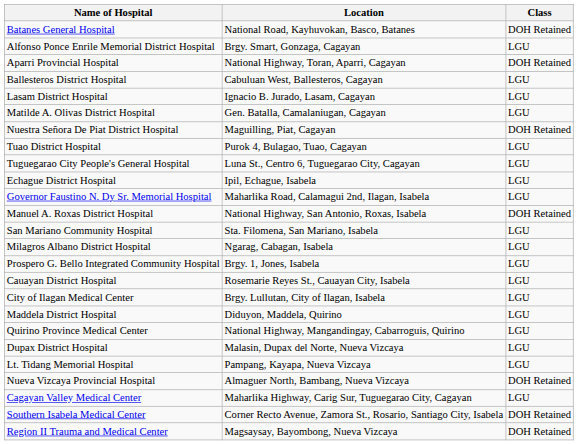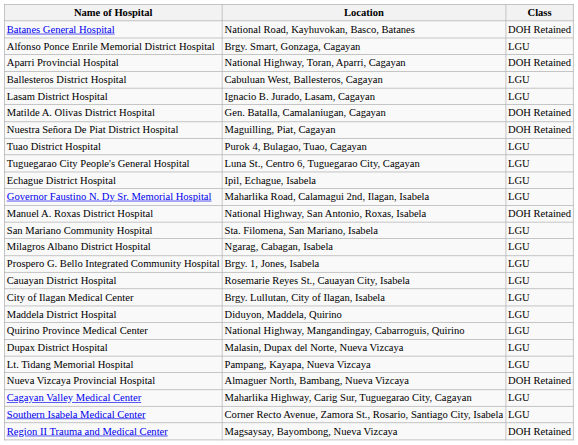(519, 113) LGU -> (540, 113) DOH Retained
(540, 414) DOH Retained -> (519, 414) LGU
